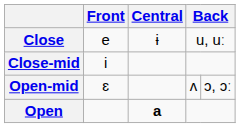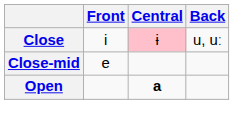(106, 39) e -> (106, 39) i
(157, 39) no background -> (157, 39) pink background
(106, 63) i -> (106, 63) e
- row: (44, 87)
